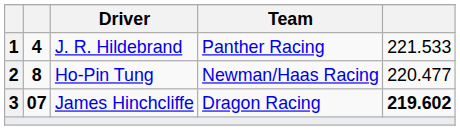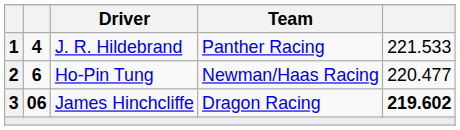(37, 75) 8 -> (37, 75) 6
(37, 103) 07 -> (37, 103) 06
